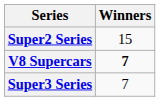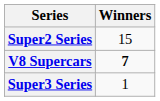(125, 84) 7 -> (125, 84) 1
